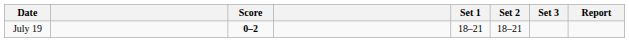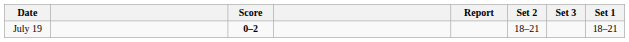columns swapped: (470, 13) <-> (596, 13)
